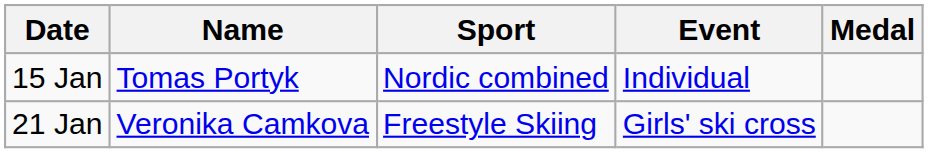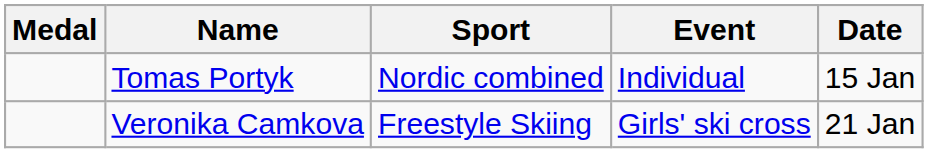columns swapped: (873, 29) <-> (57, 29)
